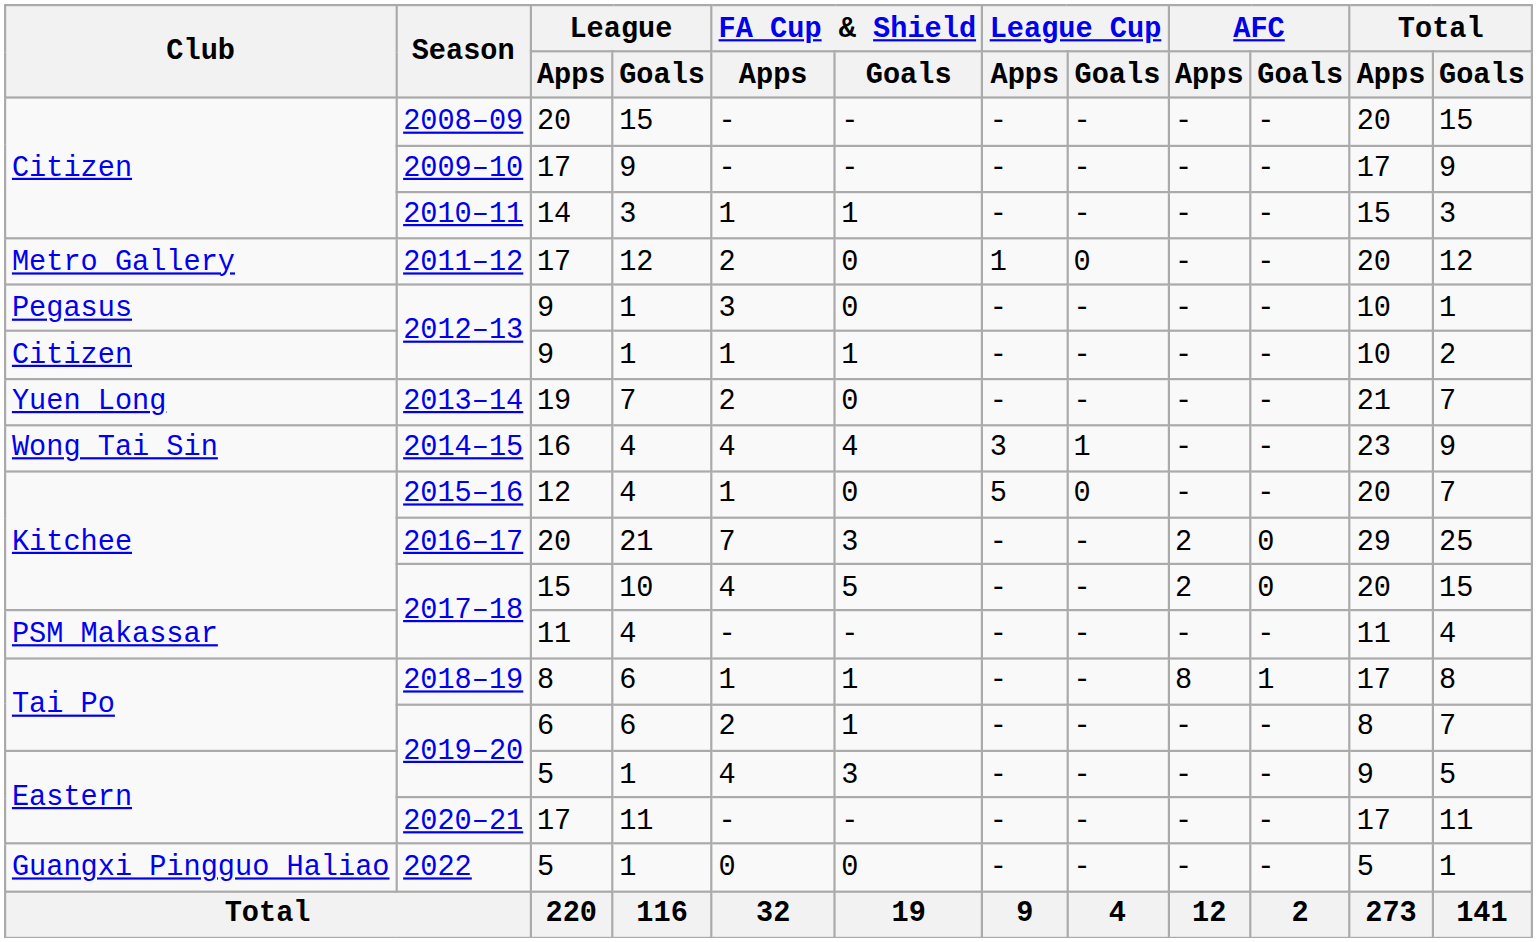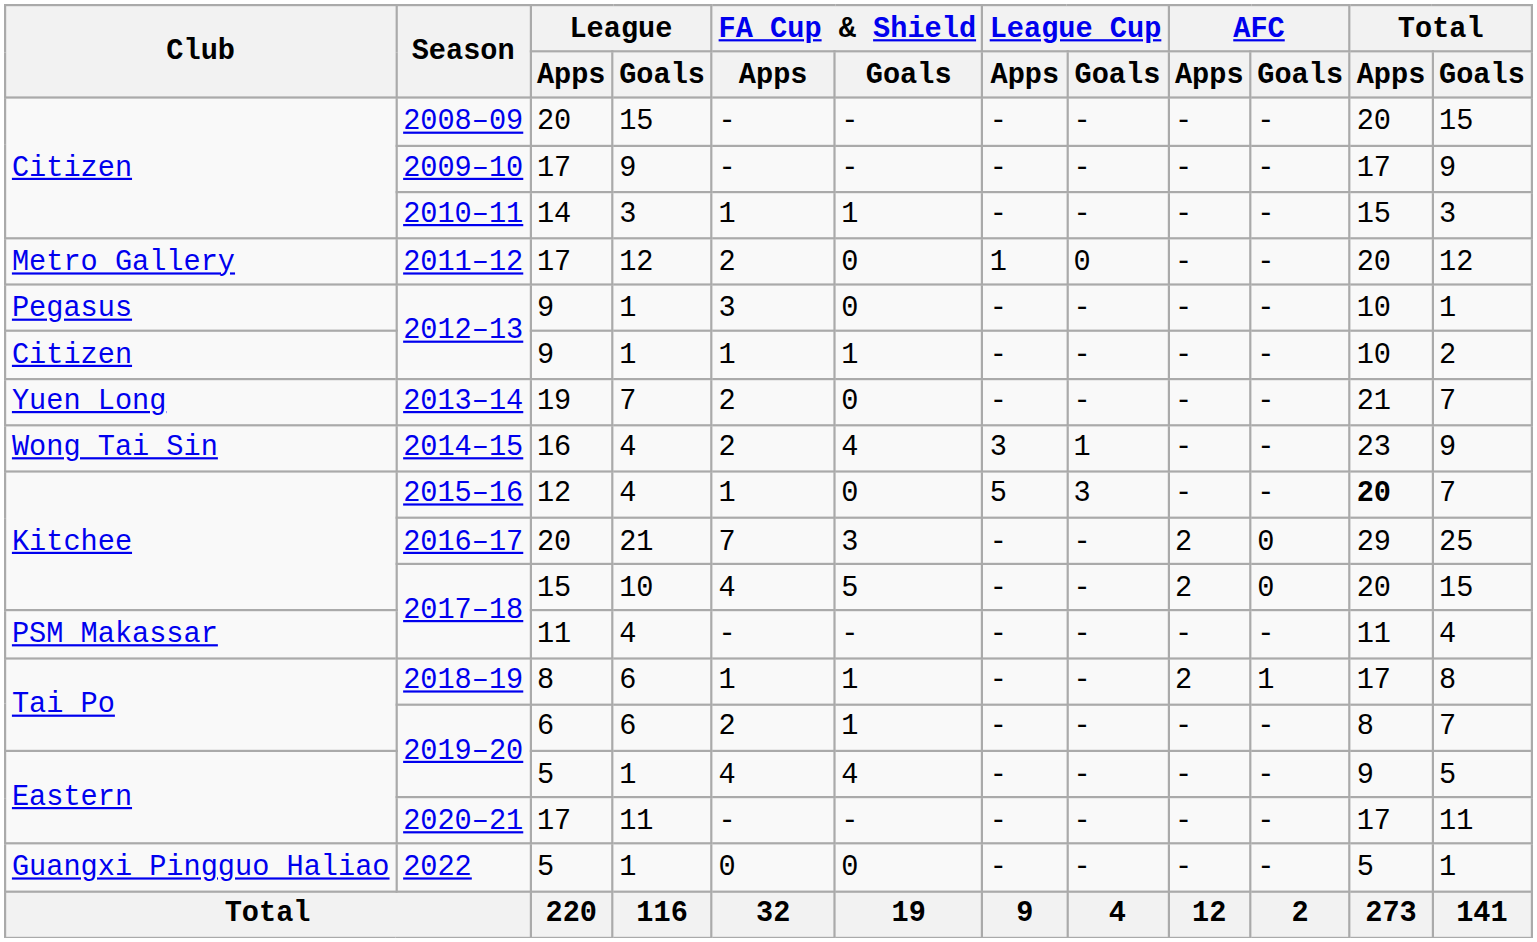(727, 448) 4 -> (727, 448) 2
(1082, 495) 0 -> (1082, 495) 3
(1374, 495) normal -> (1374, 495) bold
(1184, 681) 8 -> (1184, 681) 2
(850, 774) 3 -> (850, 774) 4
